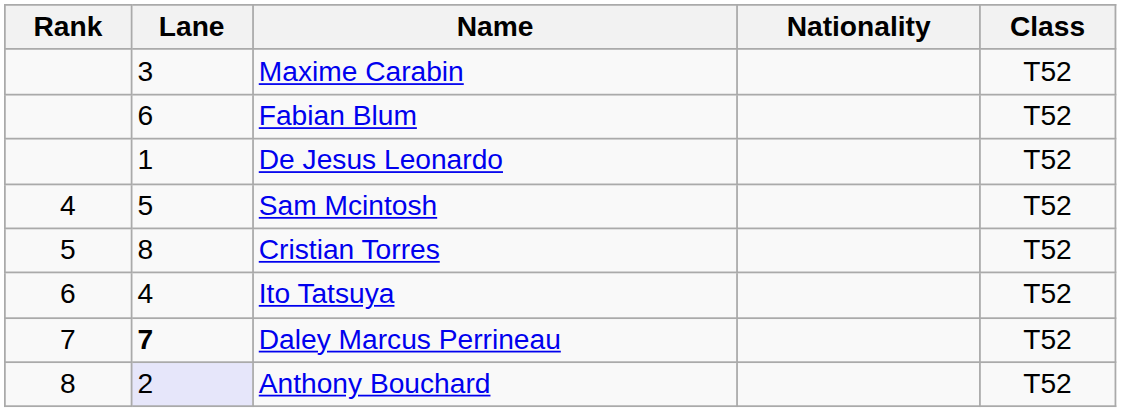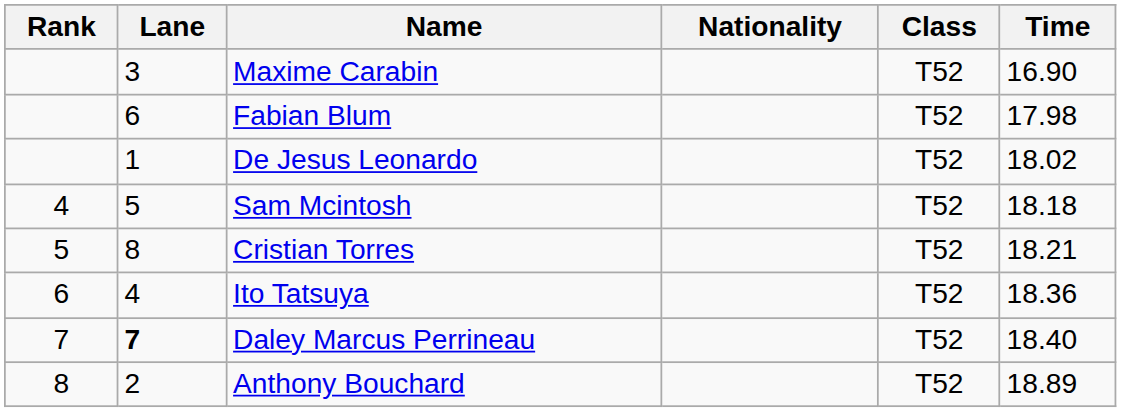+ column: (1058, 26)
(145, 384) lavender background -> (132, 384) no background
